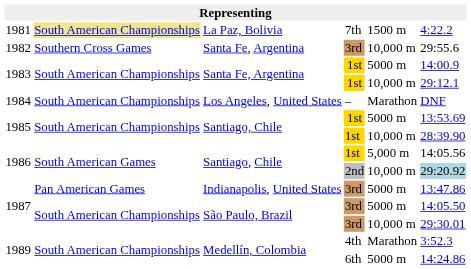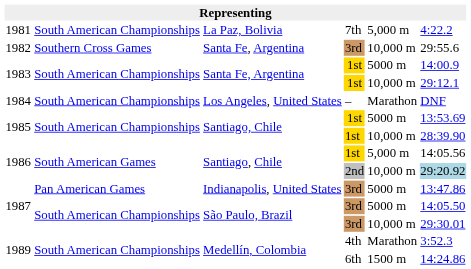(117, 30) khaki background -> (117, 30) no background
(387, 30) 1500 m -> (388, 30) 5,000 m
(387, 259) 5000 m -> (387, 259) 1500 m
